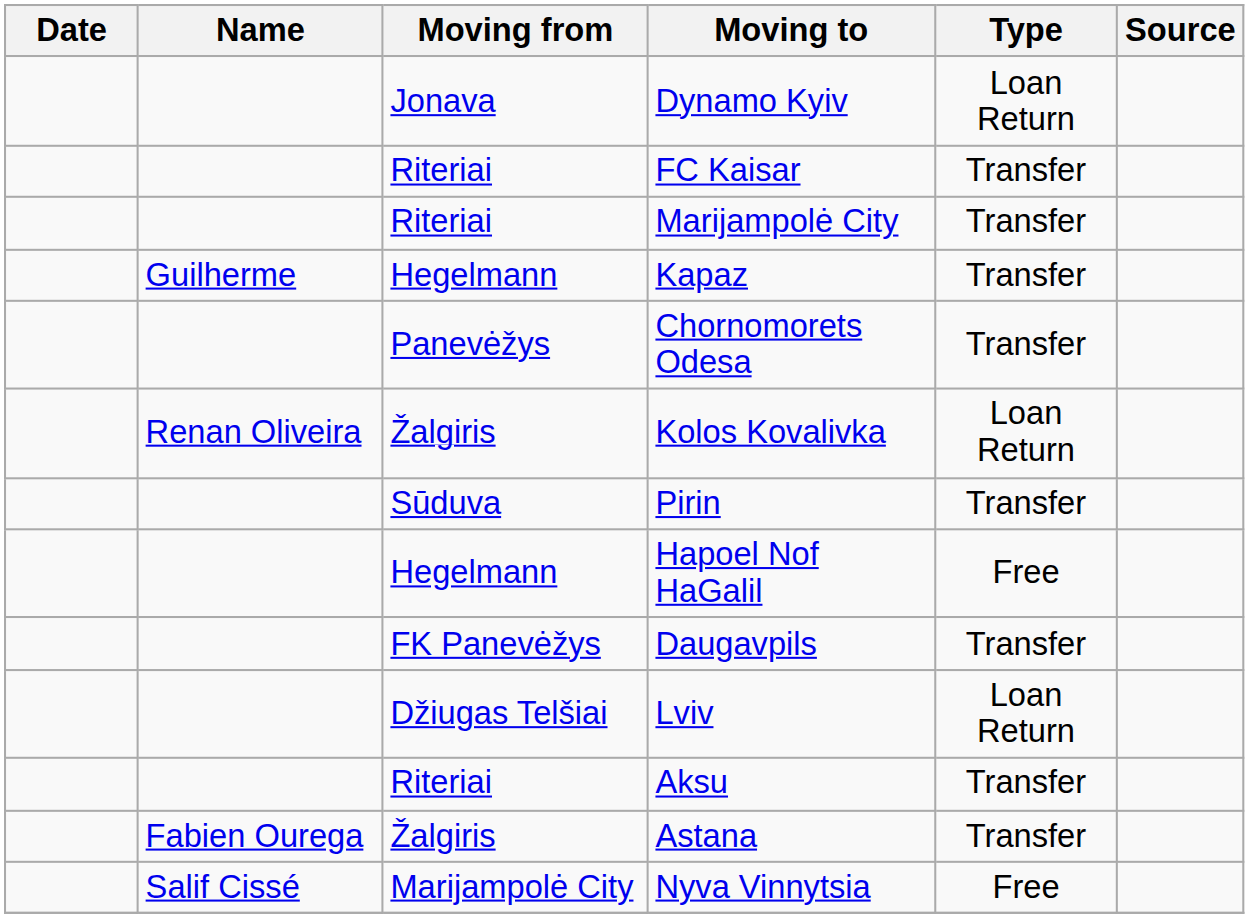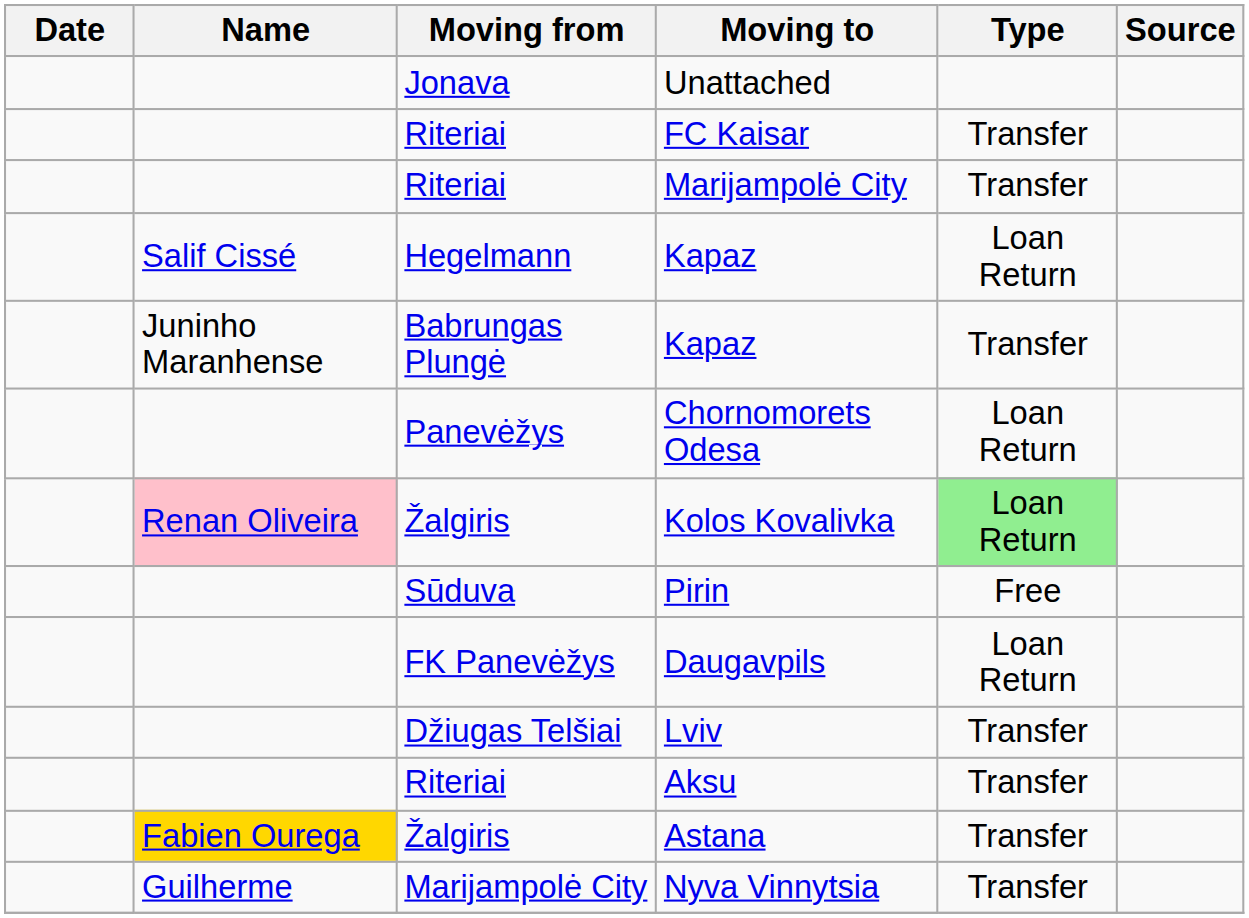+ row: (457, 82)
- row: (443, 100)
(221, 274) Guilherme -> (219, 255) Salif Cissé
(1026, 274) Transfer -> (1028, 255) Loan Return
+ row: (483, 344)
(1026, 344) Transfer -> (1028, 432) Loan Return
(254, 432) no background -> (250, 521) pink background
(1026, 432) no background -> (1028, 521) lightgreen background
(1026, 502) Transfer -> (1028, 591) Free
- row: (474, 573)
(1026, 643) Transfer -> (1028, 661) Loan Return
(1026, 713) Loan Return -> (1028, 731) Transfer
(254, 835) no background -> (251, 835) gold background
(223, 886) Salif Cissé -> (217, 886) Guilherme
(1026, 886) Free -> (1028, 886) Transfer
